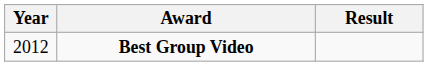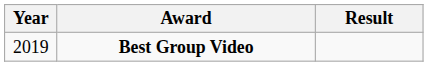(31, 46) 2012 -> (31, 46) 2019
